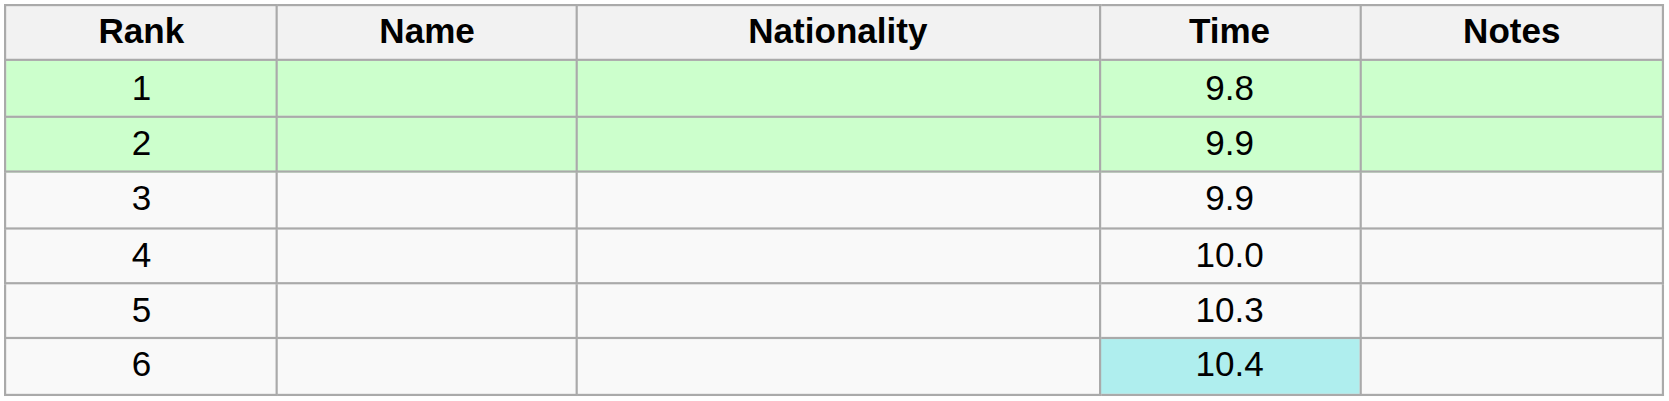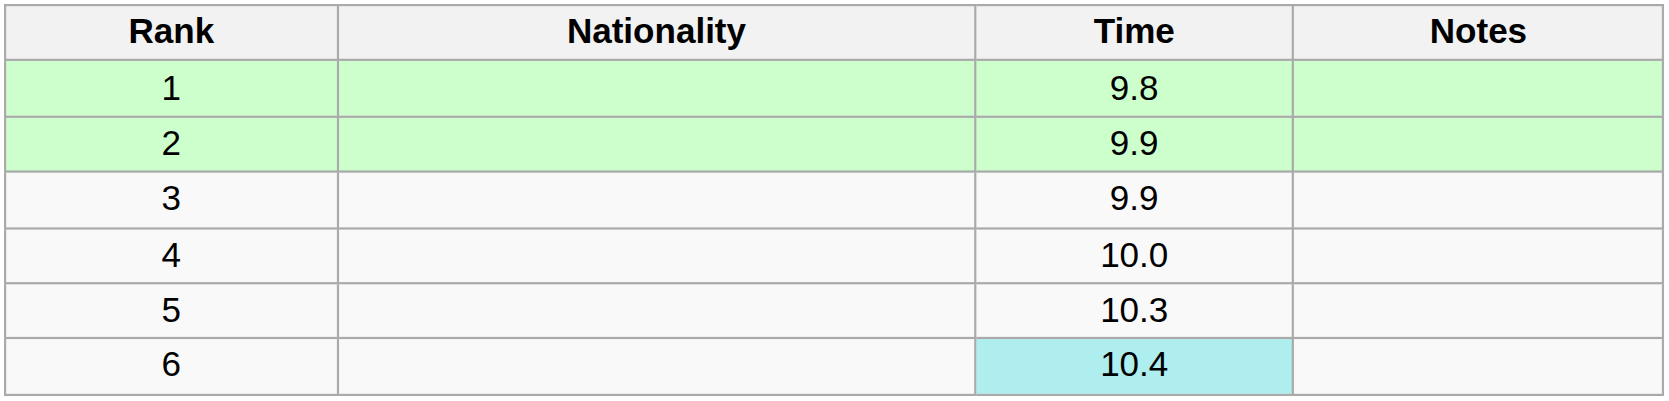- column: (427, 32)
